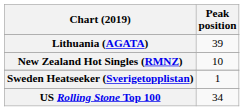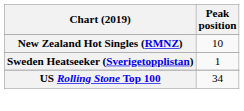- row: (100, 43)
